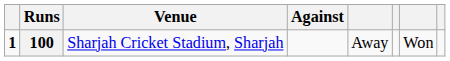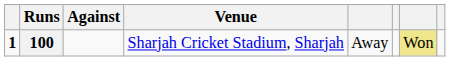columns swapped: (317, 17) <-> (175, 17)
(418, 42) no background -> (418, 42) khaki background
